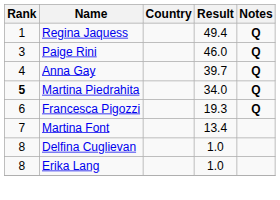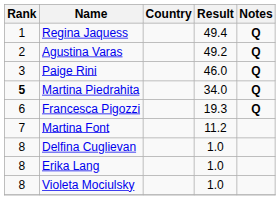+ row: (82, 52)
- row: (69, 71)
(215, 128) 13.4 -> (215, 128) 11.2
+ row: (88, 185)
